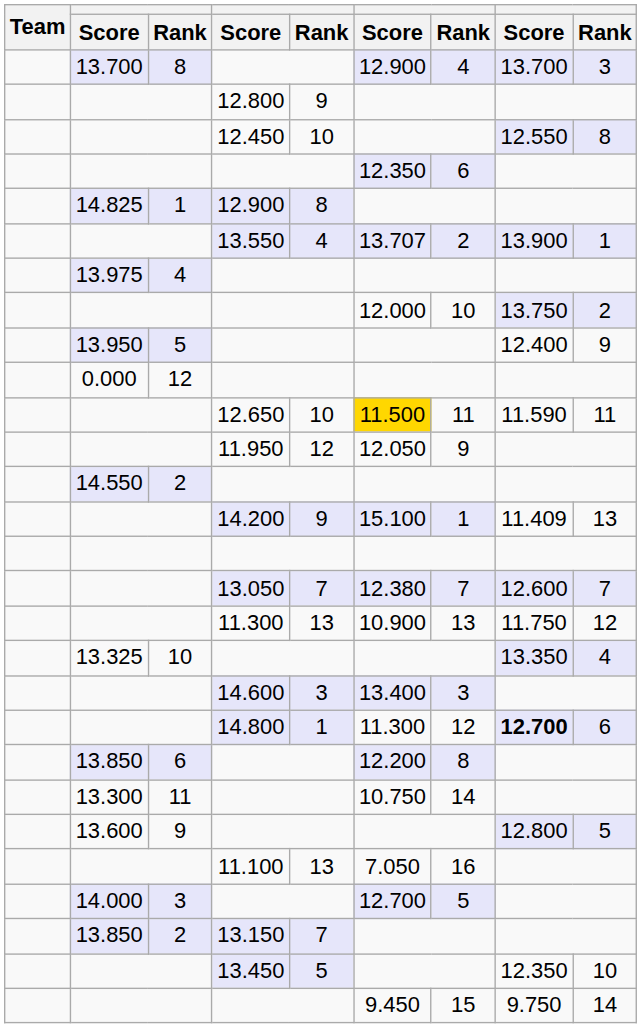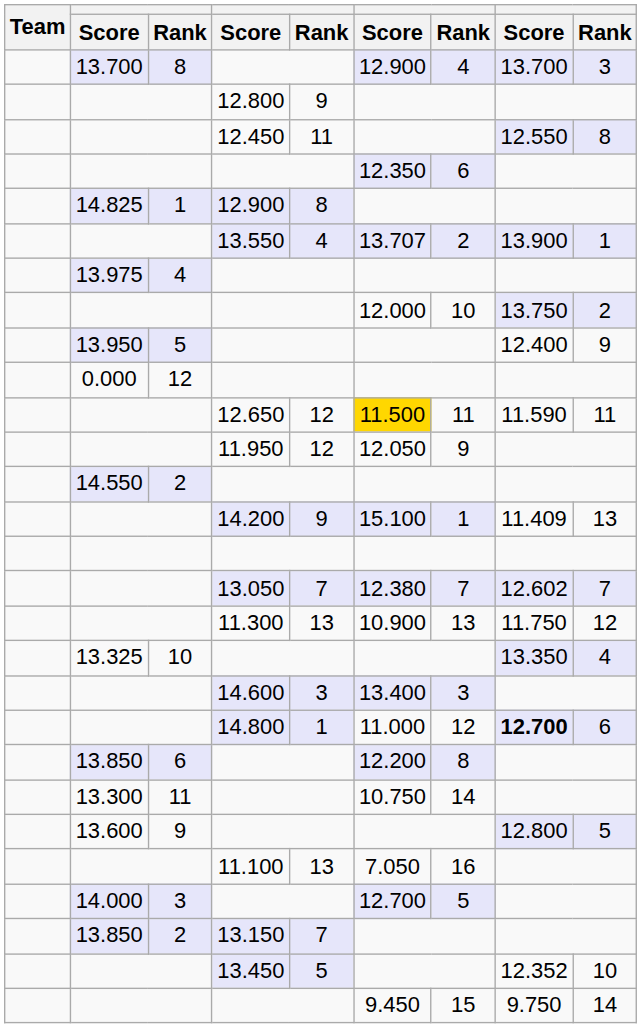(322, 136) 10 -> (322, 136) 11
(322, 414) 10 -> (322, 414) 12
(534, 588) 12.600 -> (534, 588) 12.602
(392, 727) 11.300 -> (392, 727) 11.000
(534, 970) 12.350 -> (534, 970) 12.352
